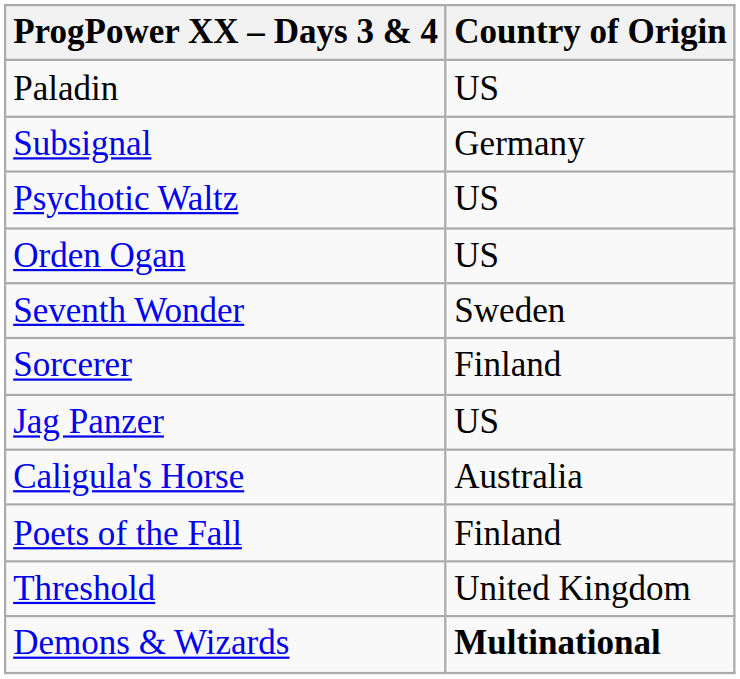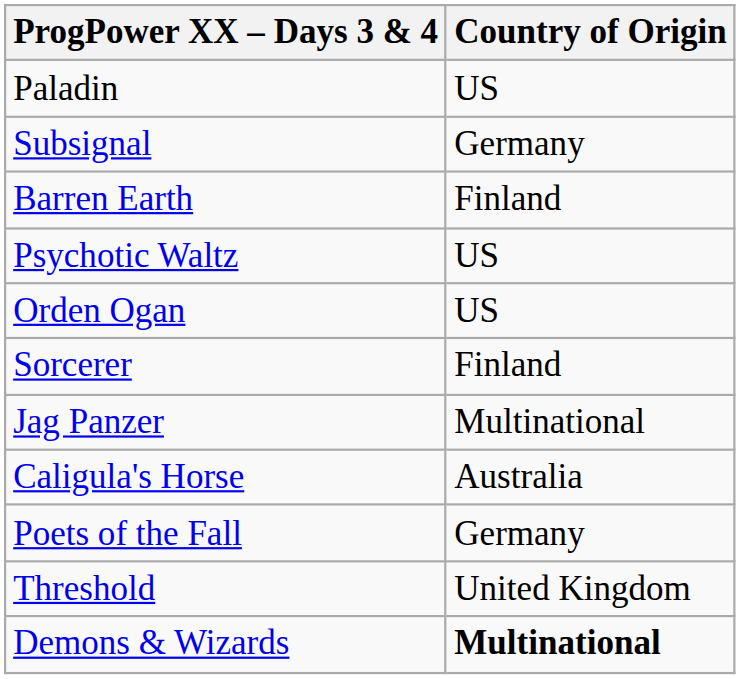+ row: (103, 198)
- row: (129, 310)
(477, 421) US -> (550, 421) Multinational
(508, 532) Finland -> (519, 532) Germany
